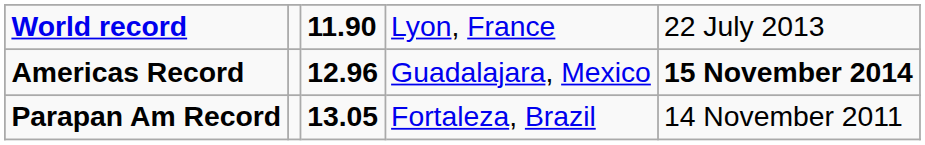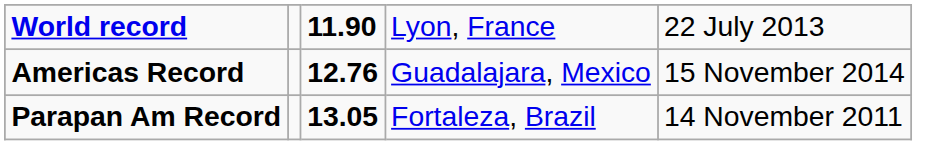(343, 71) 12.96 -> (343, 71) 12.76
(788, 71) bold -> (784, 71) normal
